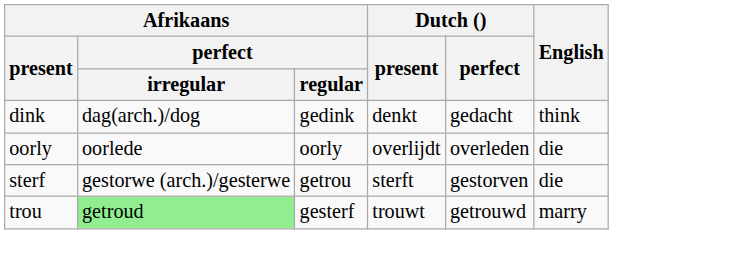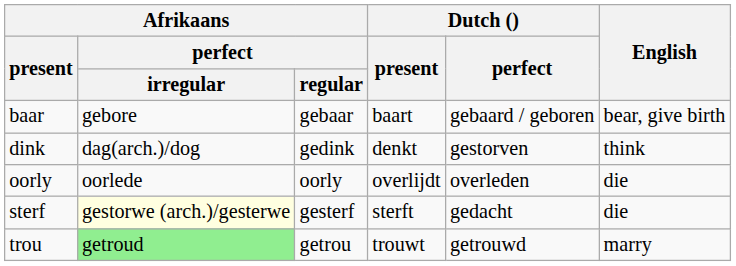+ row: (27, 116)
(481, 116) gedacht -> (489, 148) gestorven
(186, 180) no background -> (186, 212) lightyellow background
(325, 180) getrou -> (327, 212) gesterf
(489, 180) gestorven -> (481, 212) gedacht
(327, 212) gesterf -> (325, 244) getrou
